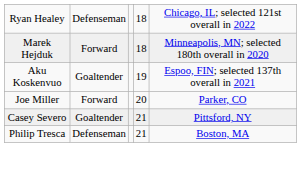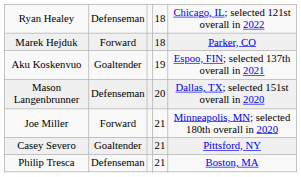(223, 48) Minneapolis, MN; selected 180th overall in 2020 -> (232, 42) Parker, CO
+ row: (46, 94)
(141, 100) 20 -> (160, 123) 21
(223, 100) Parker, CO -> (232, 123) Minneapolis, MN; selected 180th overall in 2020
